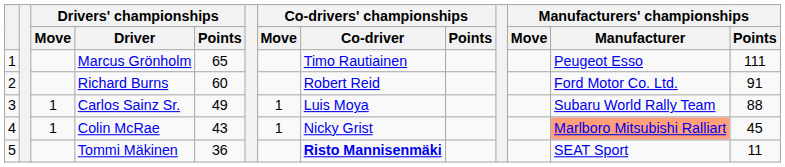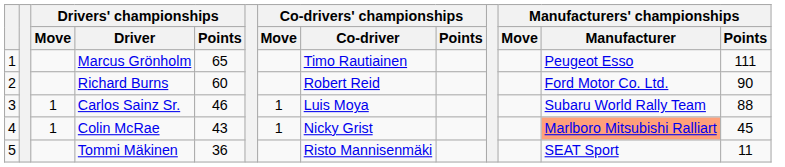(755, 83) 91 -> (745, 83) 90
(220, 105) 49 -> (220, 105) 46
(373, 150) bold -> (368, 150) normal
